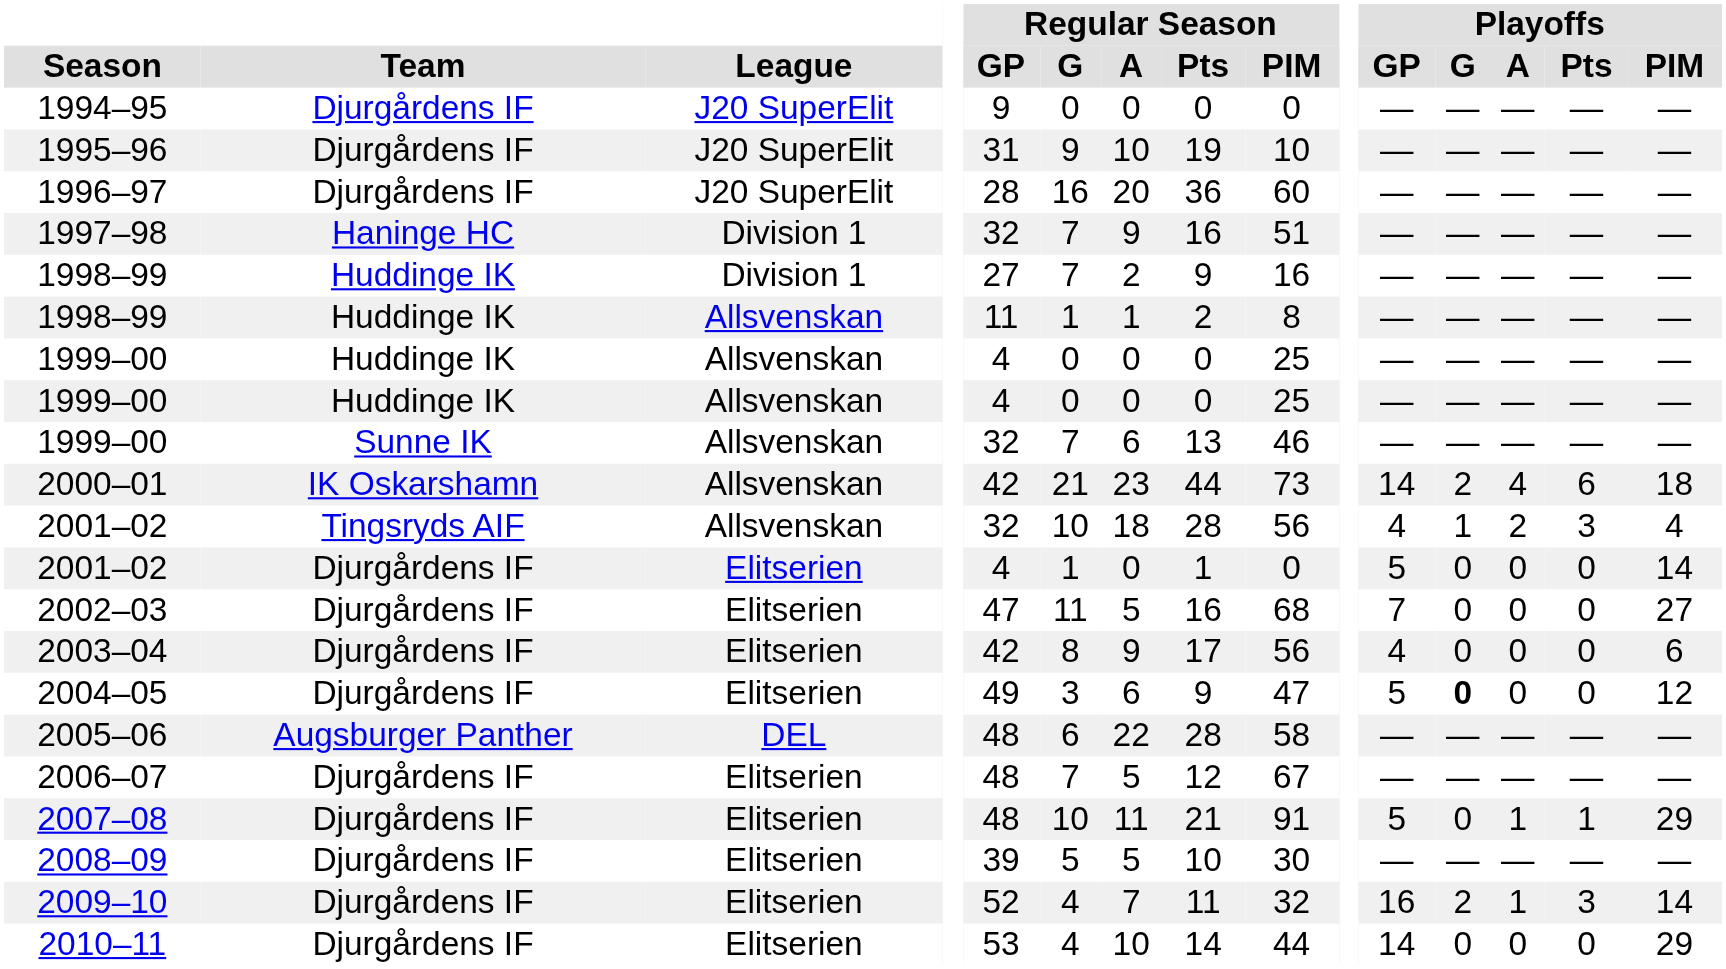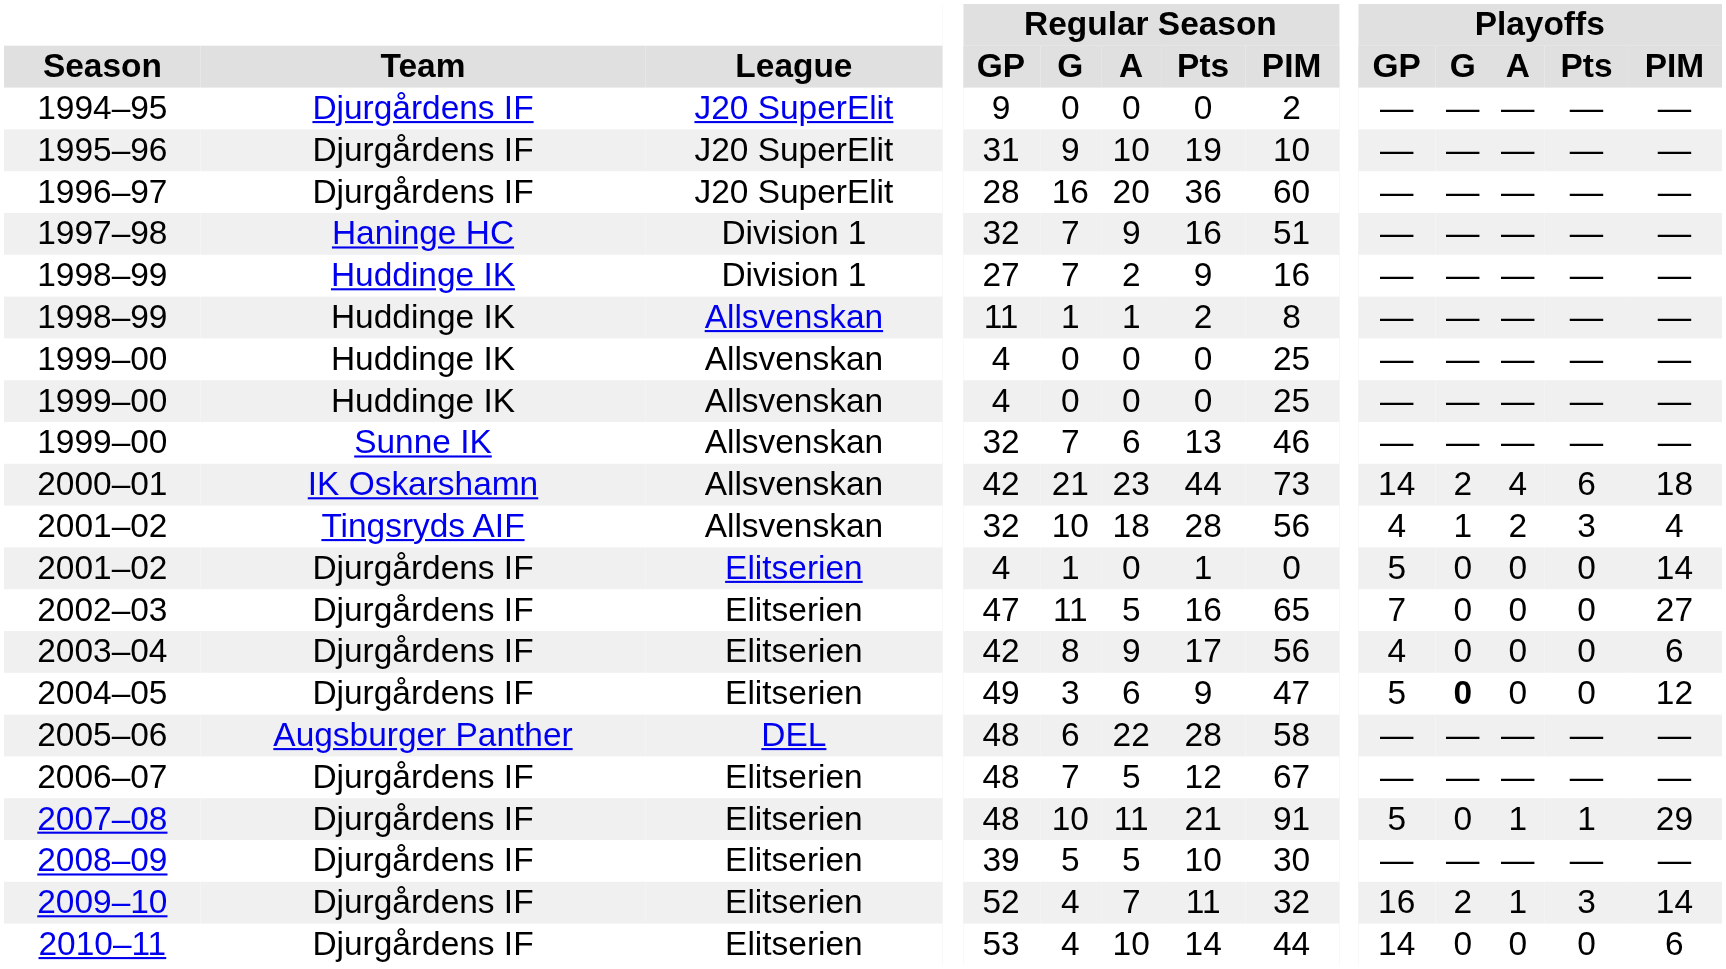(1292, 107) 0 -> (1292, 107) 2
(1292, 609) 68 -> (1292, 609) 65
(1674, 943) 29 -> (1674, 943) 6
